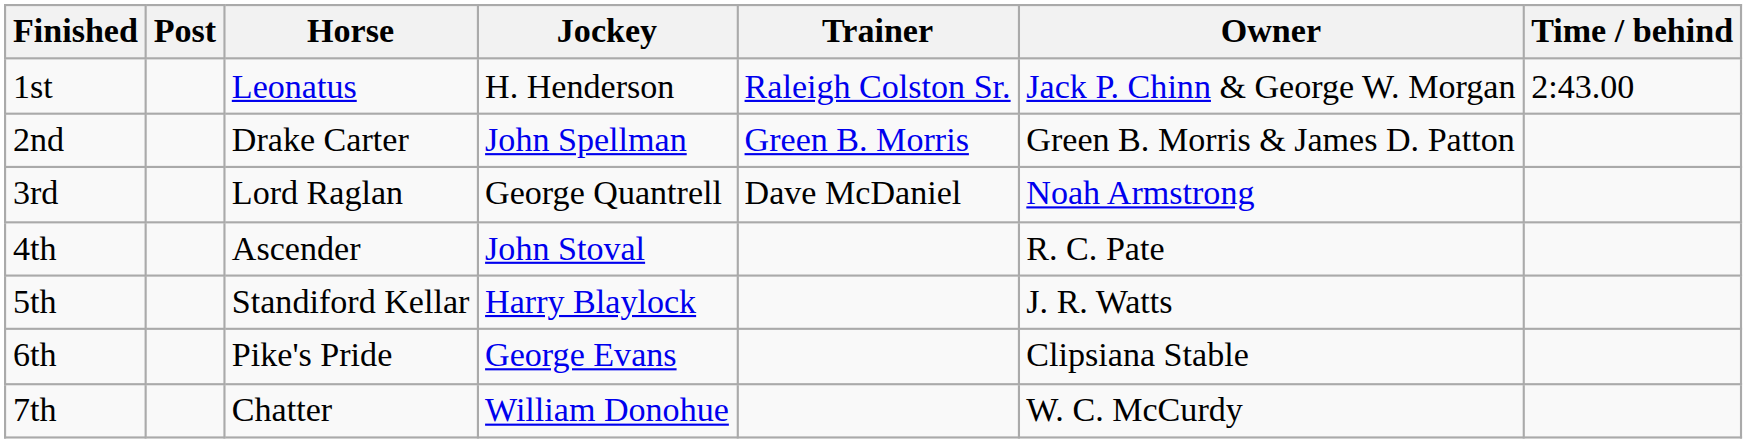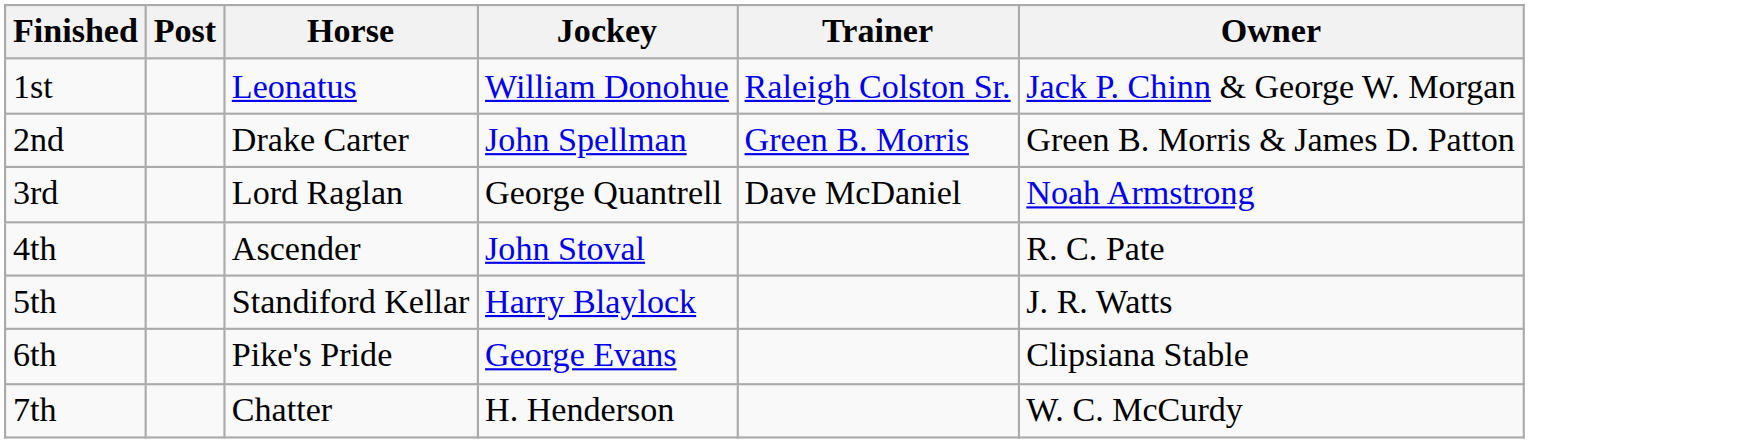- column: (1632, 31)
(580, 85) H. Henderson -> (607, 85) William Donohue
(607, 409) William Donohue -> (580, 409) H. Henderson
